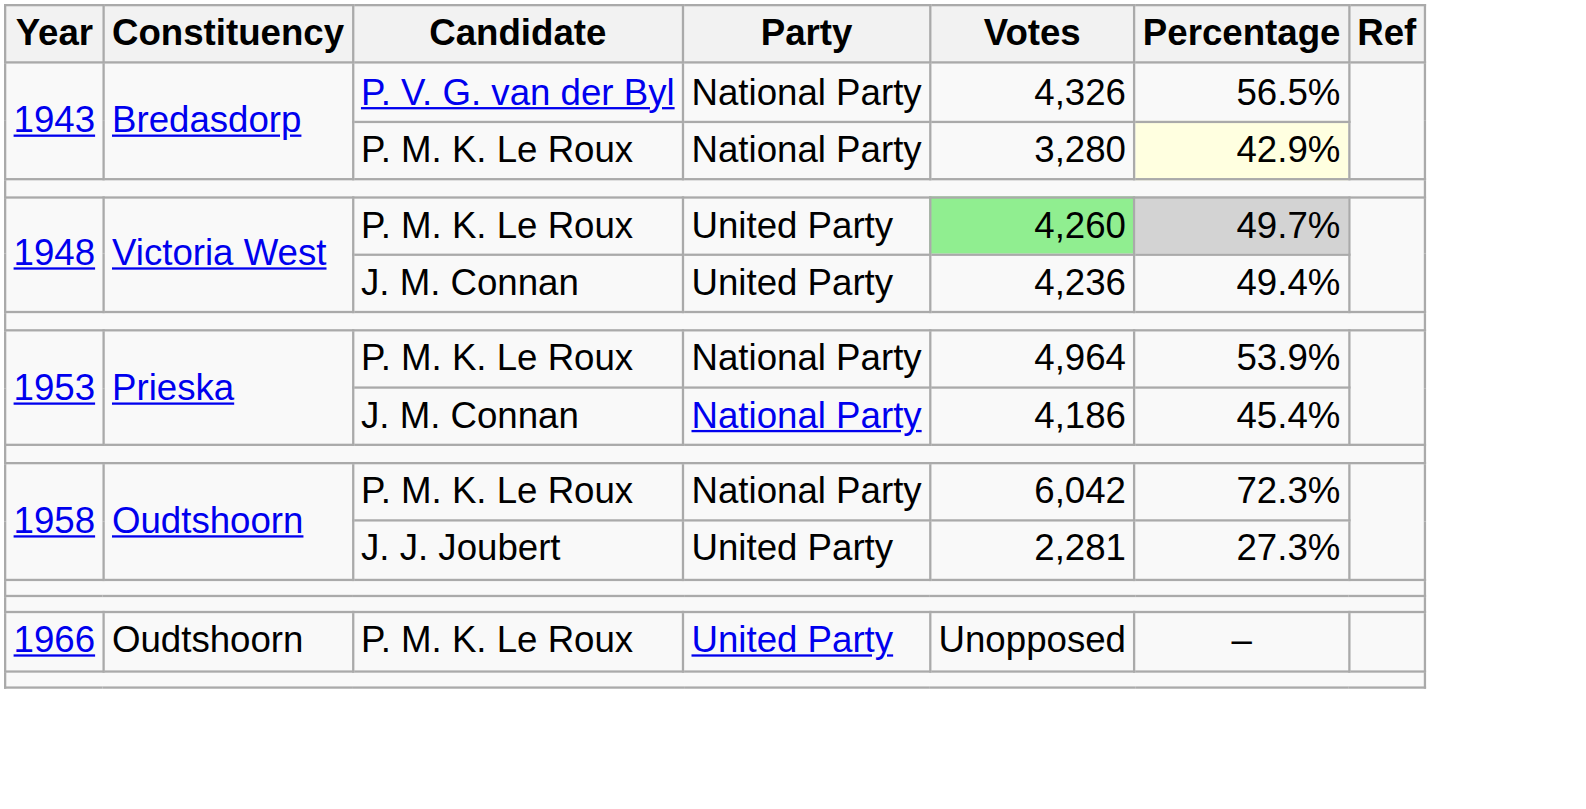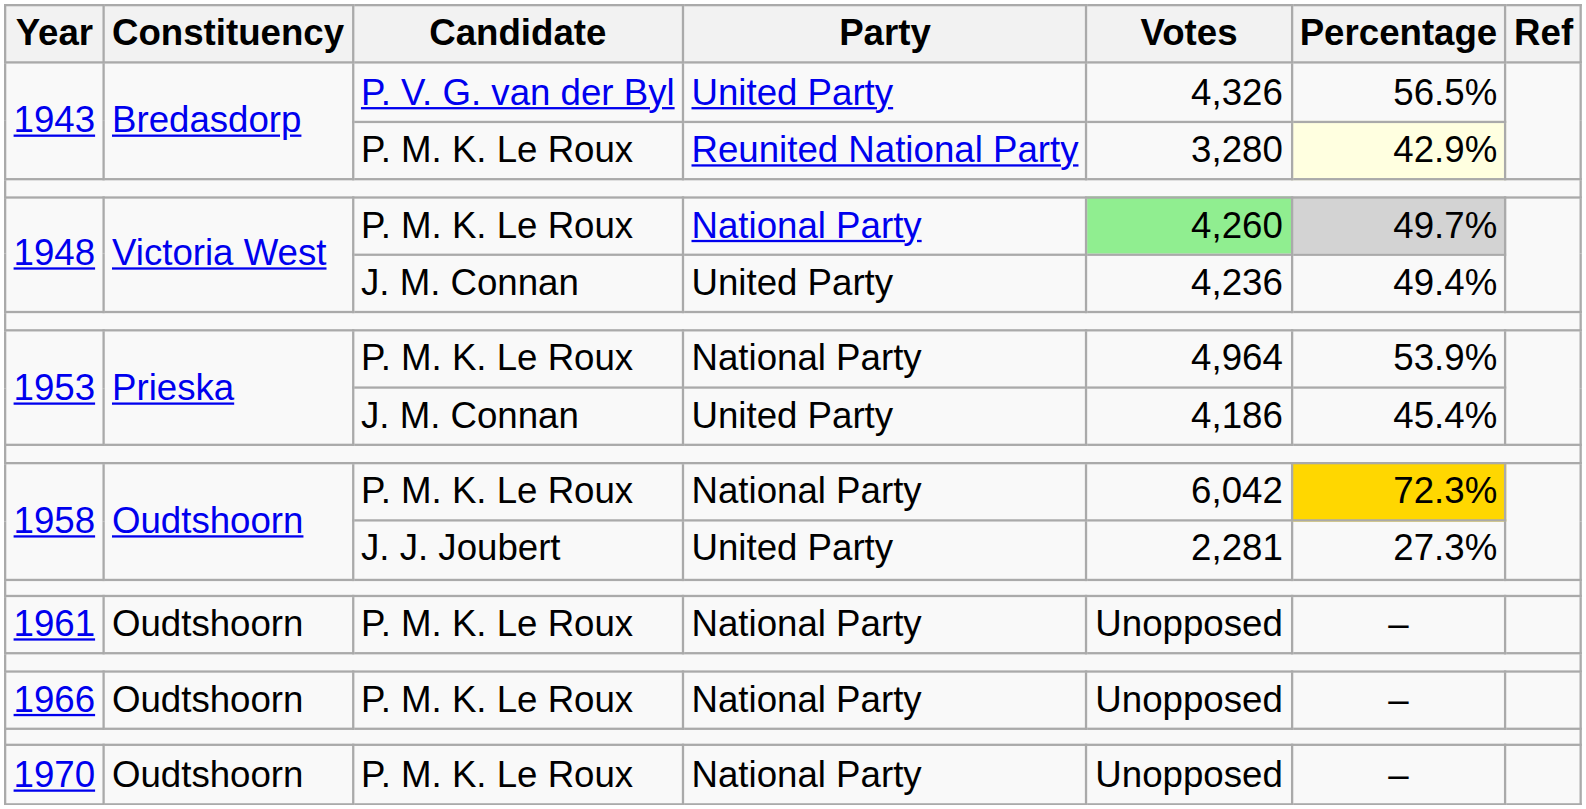(807, 91) National Party -> (792, 91) United Party
(807, 149) National Party -> (885, 149) Reunited National Party
(792, 224) United Party -> (807, 224) National Party
(807, 415) National Party -> (792, 415) United Party
(1288, 490) no background -> (1445, 490) gold background
+ row: (54, 624)
(792, 640) United Party -> (807, 699) National Party
+ row: (54, 774)
